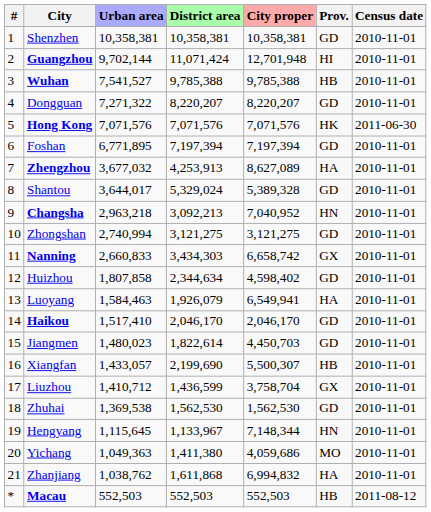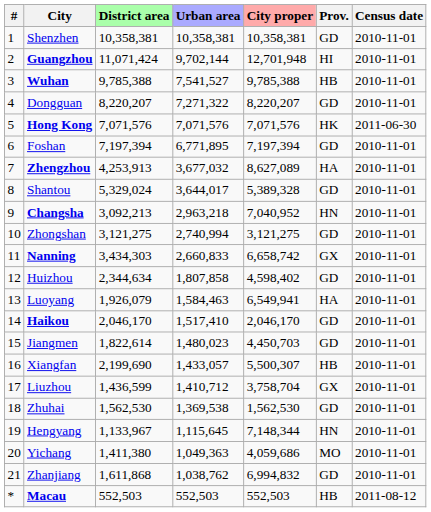columns swapped: (131, 15) <-> (205, 15)
(329, 474) HA -> (329, 474) GD
